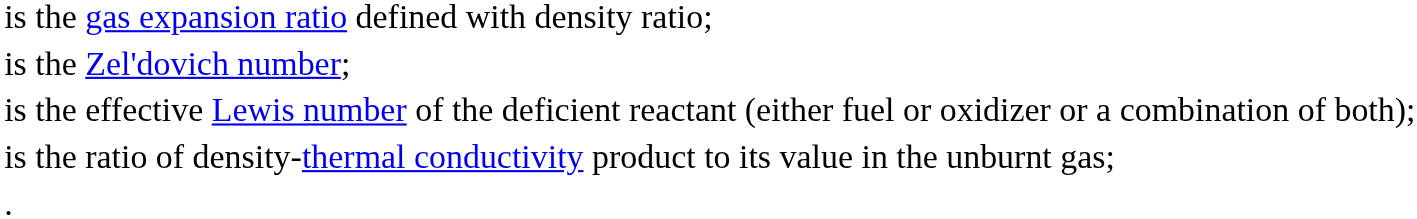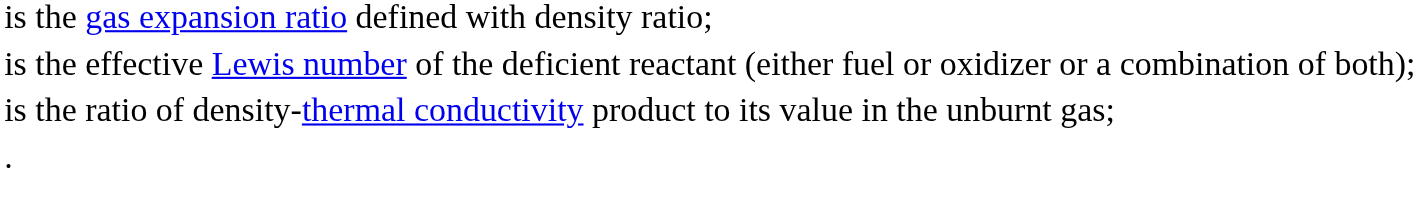- row: (177, 63)
